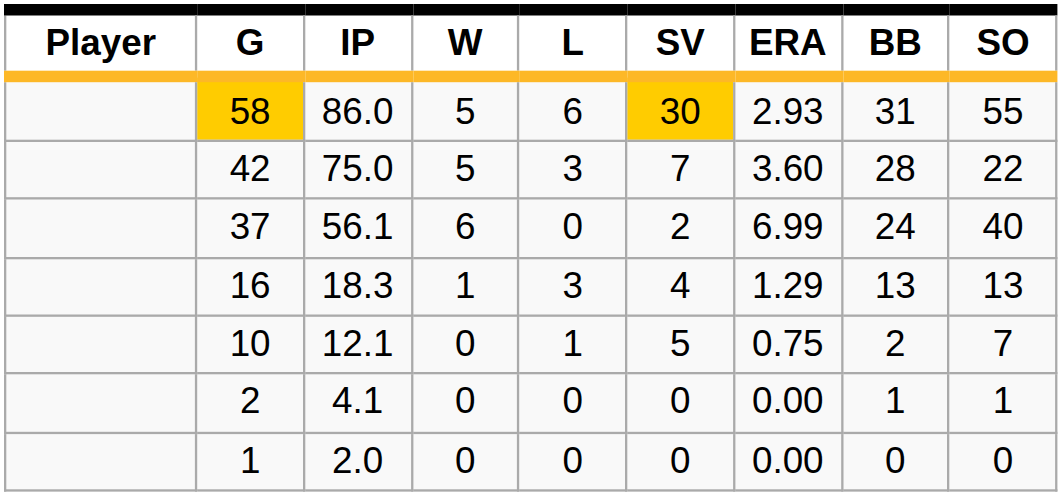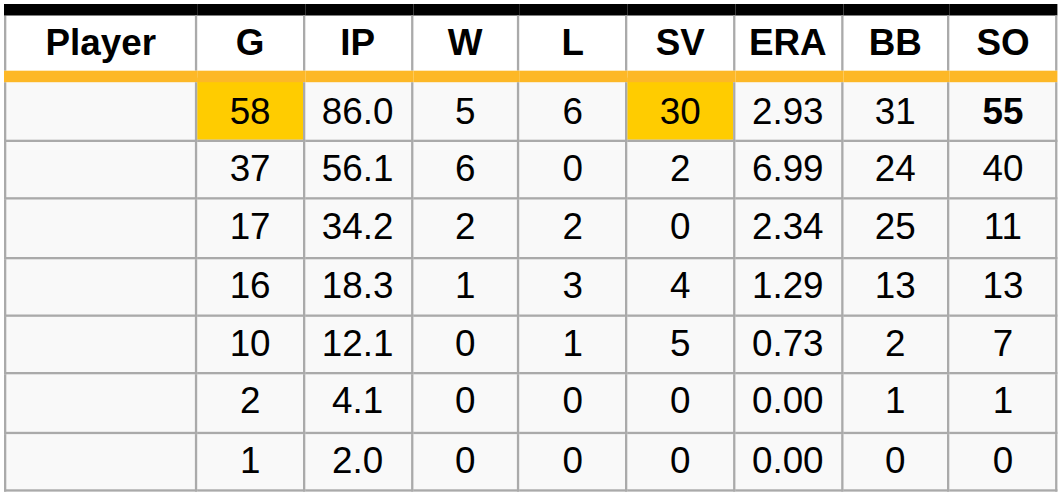(1003, 110) normal -> (1003, 110) bold
- row: (250, 168)
+ row: (250, 227)
(788, 343) 0.75 -> (788, 343) 0.73
